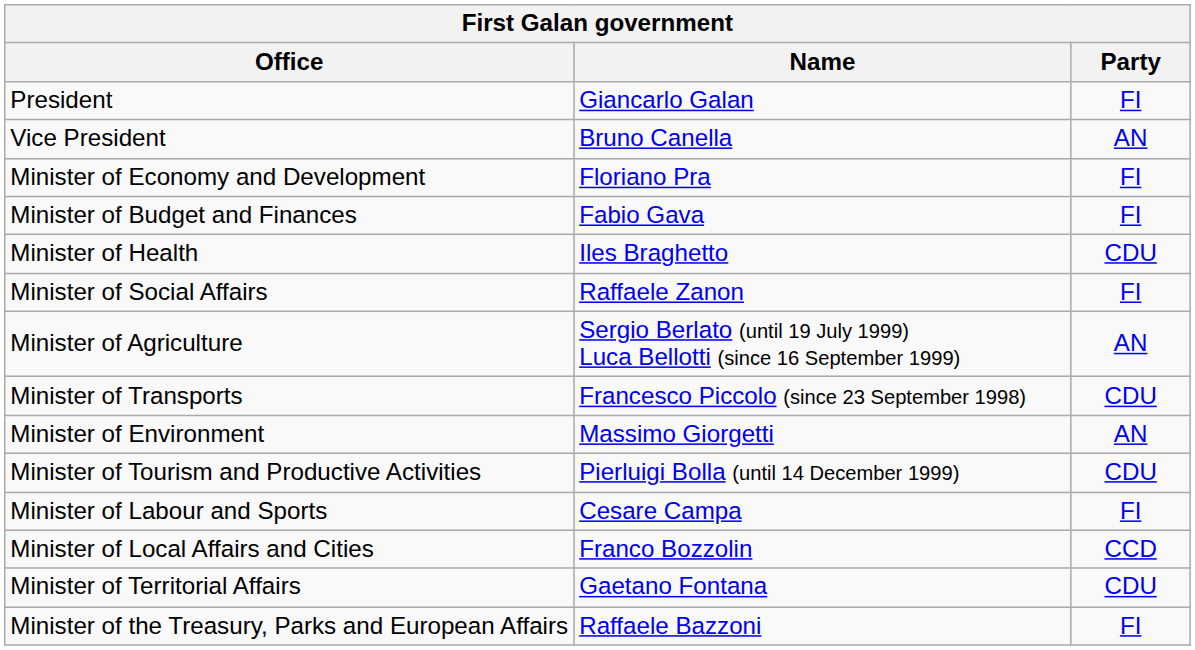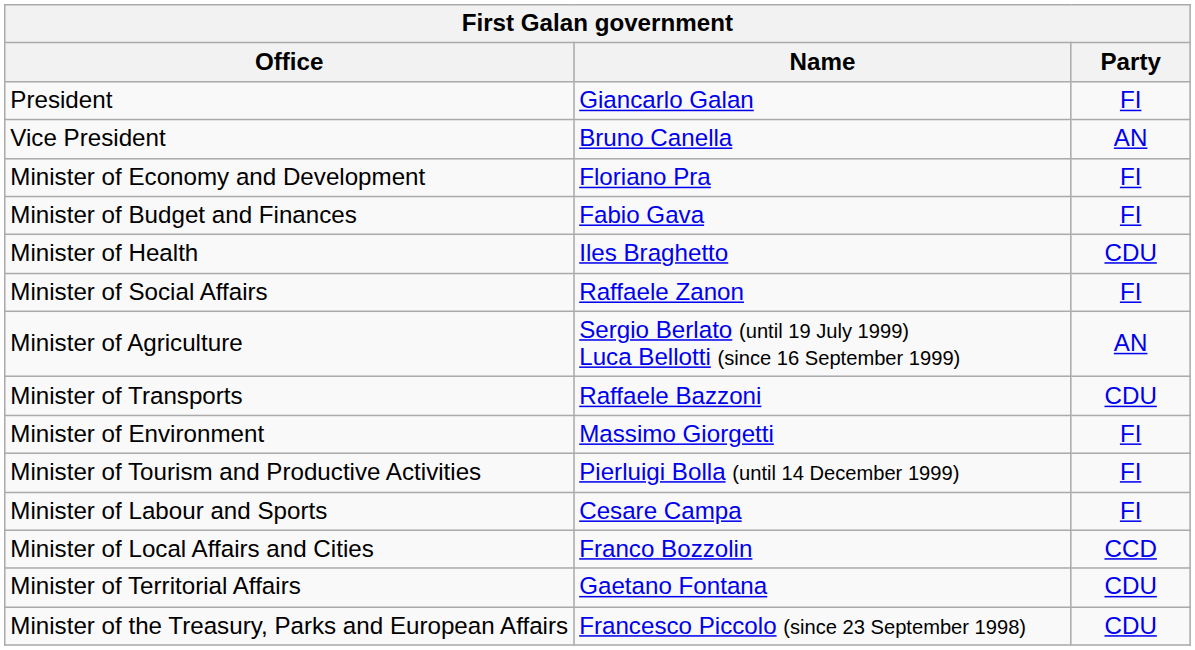(803, 395) Francesco Piccolo (since 23 September 1998) -> (670, 395) Raffaele Bazzoni
(1131, 434) AN -> (1131, 434) FI
(1131, 472) CDU -> (1131, 472) FI
(670, 625) Raffaele Bazzoni -> (803, 625) Francesco Piccolo (since 23 September 1998)
(1131, 625) FI -> (1131, 625) CDU
